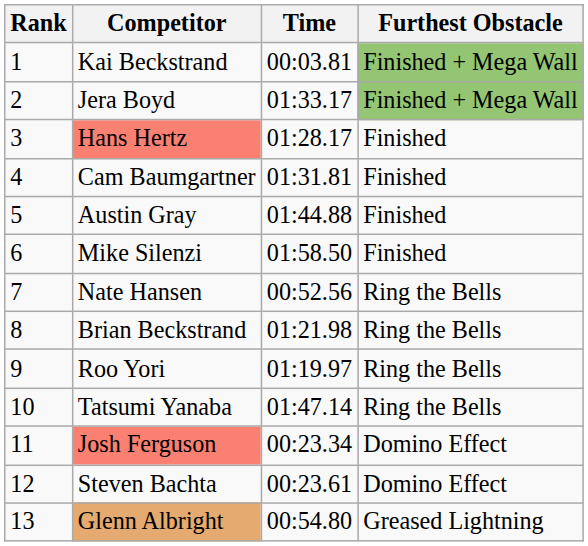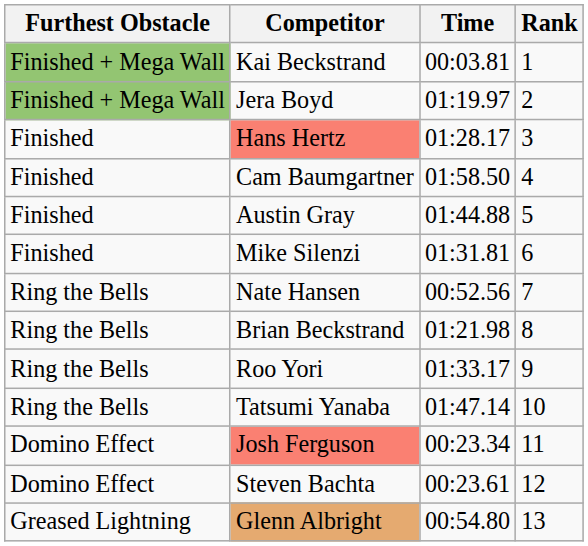columns swapped: (39, 23) <-> (470, 23)
(309, 100) 01:33.17 -> (468, 100) 01:19.97
(309, 176) 01:31.81 -> (468, 176) 01:58.50
(309, 253) 01:58.50 -> (468, 253) 01:31.81
(309, 368) 01:19.97 -> (468, 368) 01:33.17
